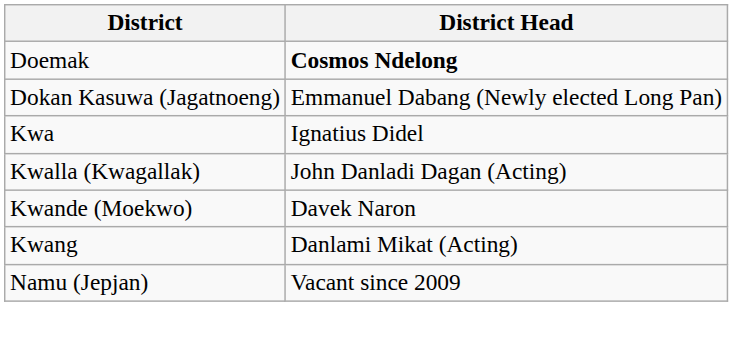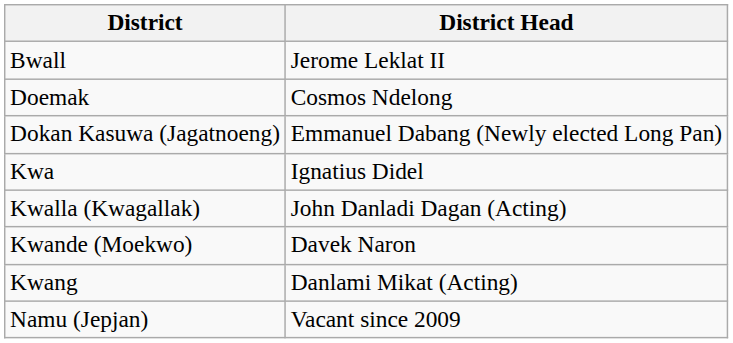+ row: (38, 60)
(374, 60) bold -> (372, 97) normal
